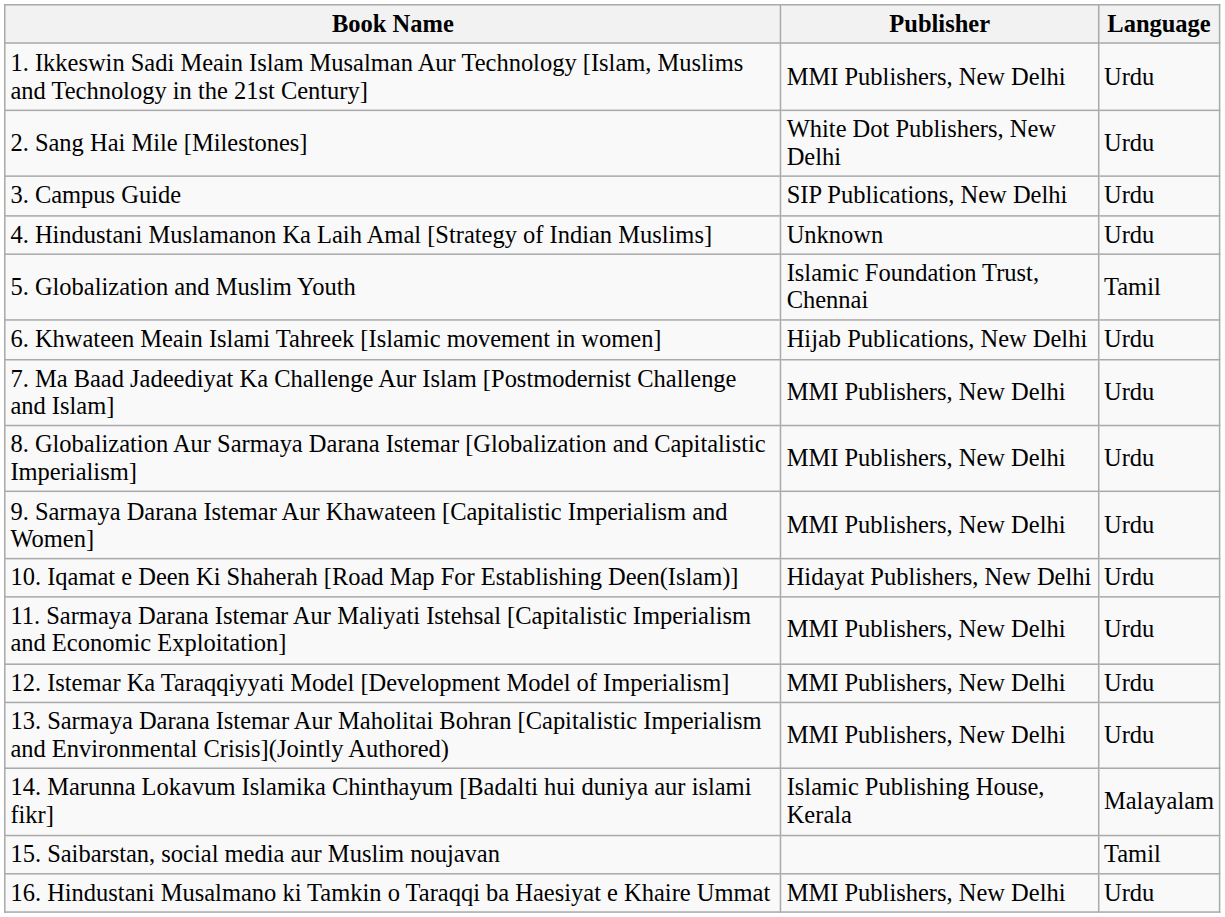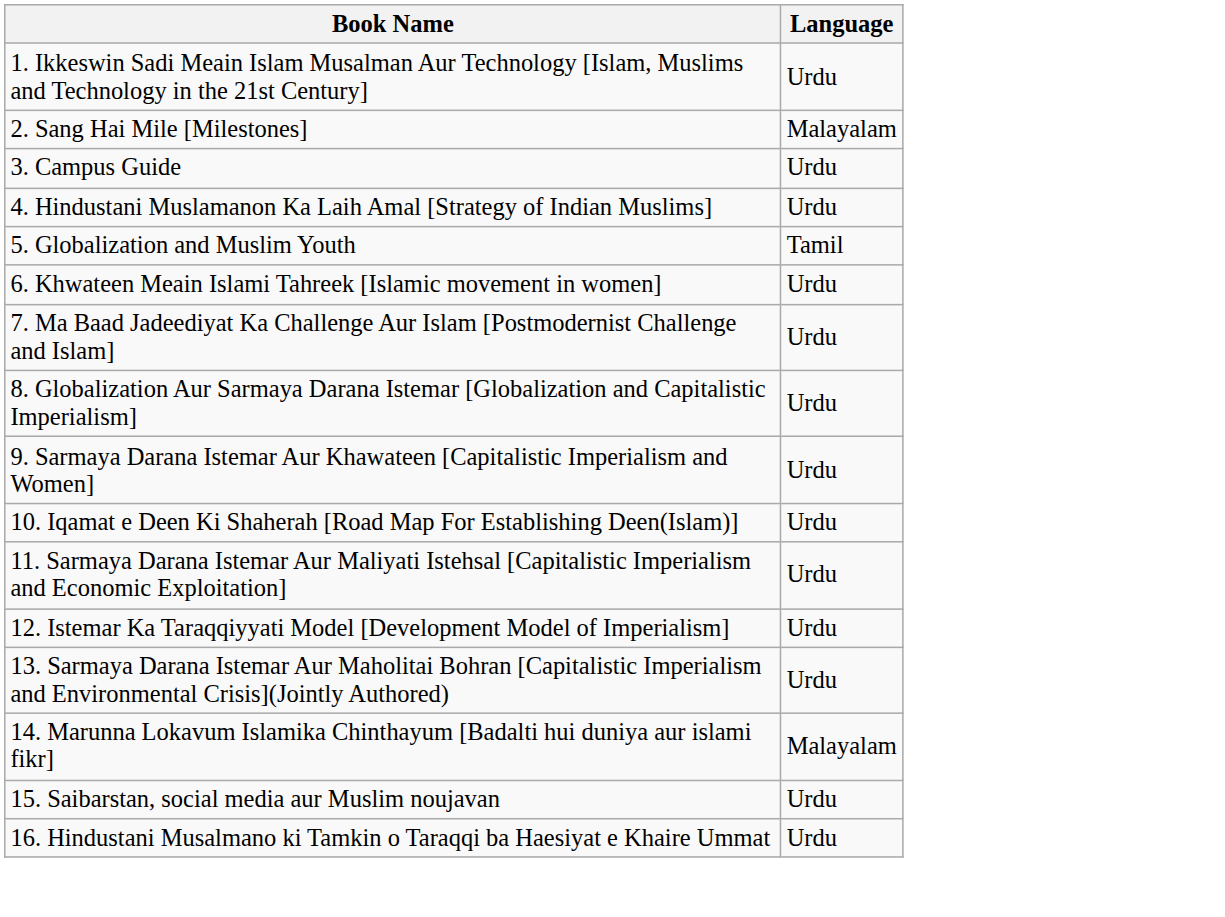- column: (940, 23)
(1129, 142) Urdu -> (842, 129) Malayalam
(1132, 854) Tamil -> (812, 799) Urdu
